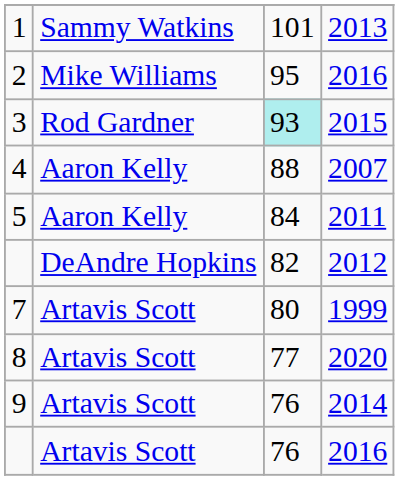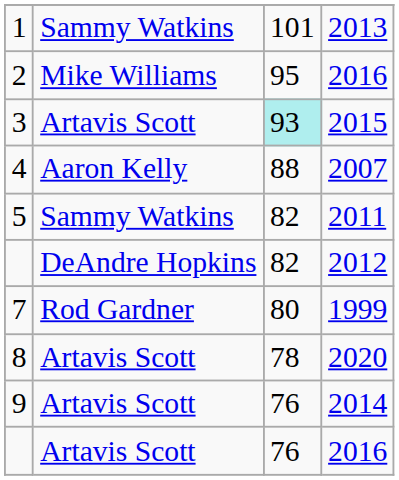(117, 121) Rod Gardner -> (118, 121) Artavis Scott
(114, 215) Aaron Kelly -> (137, 215) Sammy Watkins
(285, 215) 84 -> (285, 215) 82
(118, 309) Artavis Scott -> (117, 309) Rod Gardner
(285, 356) 77 -> (285, 356) 78
